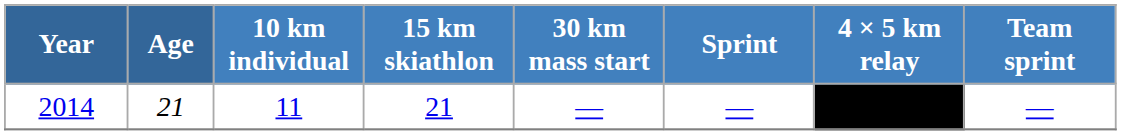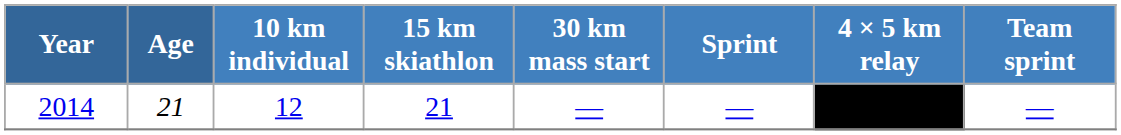(289, 106) 11 -> (289, 106) 12
